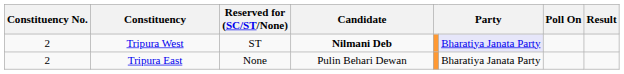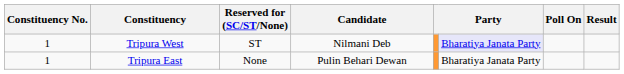(47, 43) 2 -> (47, 43) 1
(362, 43) bold -> (362, 43) normal
(47, 60) 2 -> (47, 60) 1
